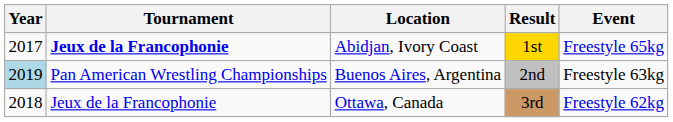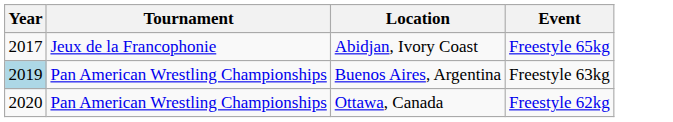- column: (532, 18)
(140, 46) bold -> (133, 46) normal
(26, 102) 2018 -> (26, 102) 2020
(133, 102) Jeux de la Francophonie -> (189, 102) Pan American Wrestling Championships
